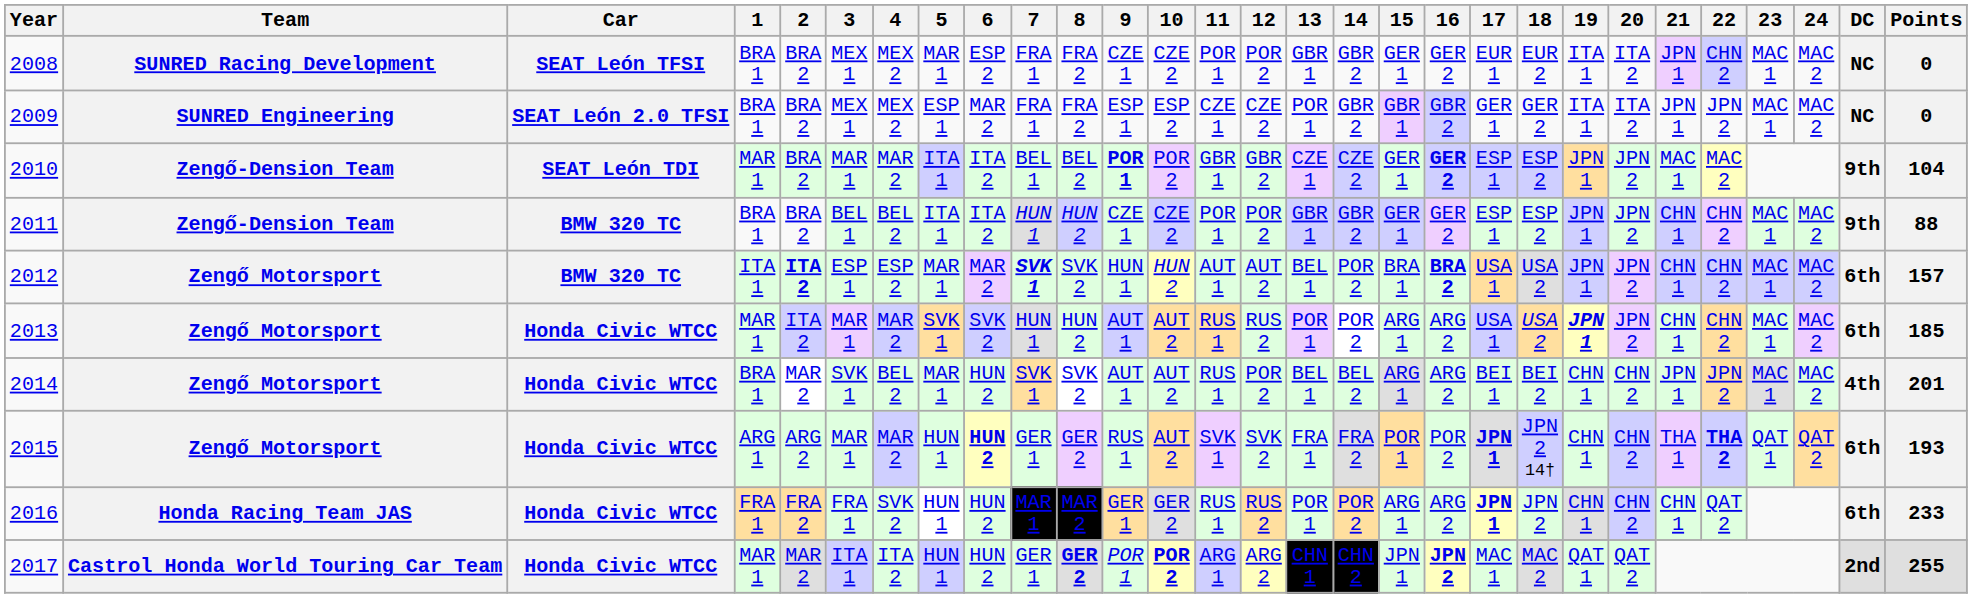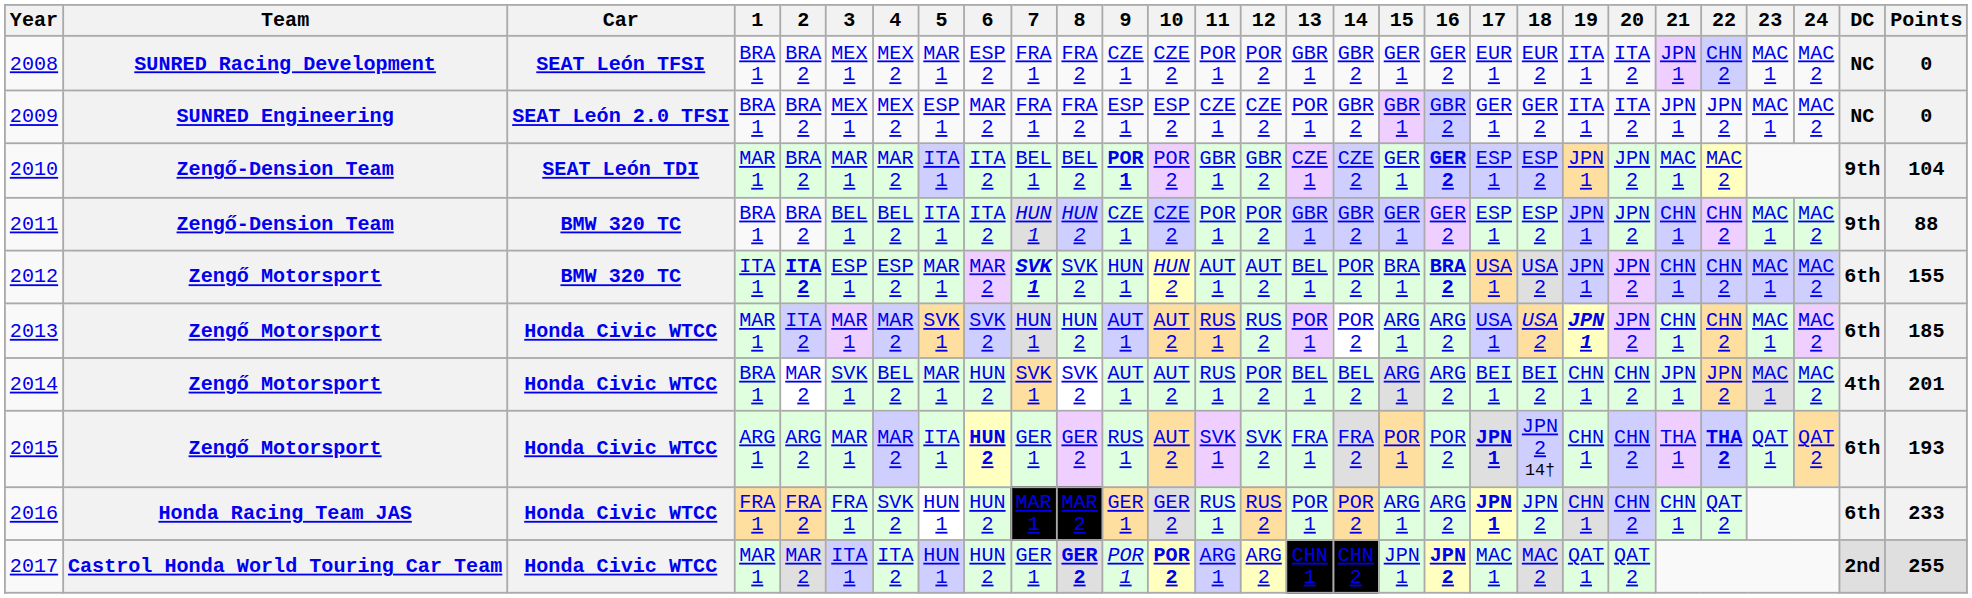(1926, 277) 157 -> (1926, 277) 155
(941, 449) HUN 1 -> (941, 449) ITA 1
